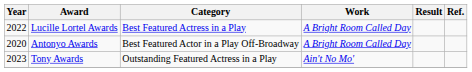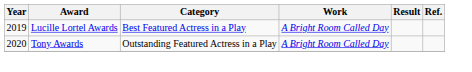(17, 28) 2022 -> (17, 28) 2019
- row: (64, 43)
(17, 59) 2023 -> (17, 43) 2020
(329, 59) Ain't No Mo' -> (335, 43) A Bright Room Called Day
